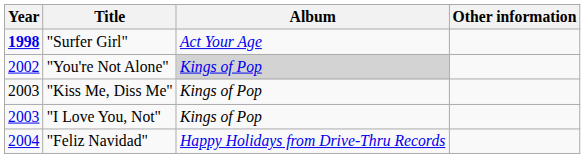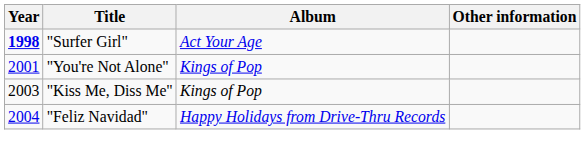(24, 66) 2002 -> (24, 66) 2001
(221, 66) lightgrey background -> (221, 66) no background
- row: (104, 116)
